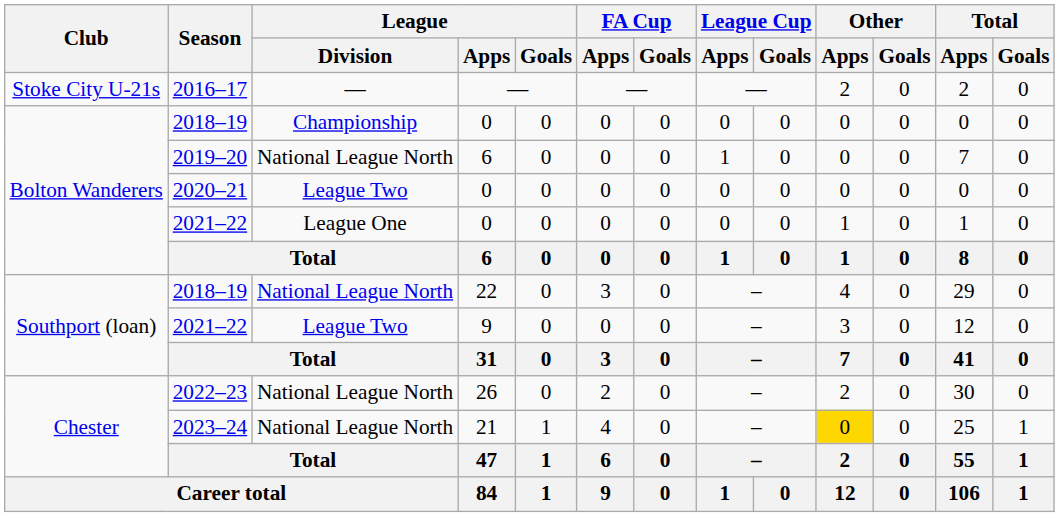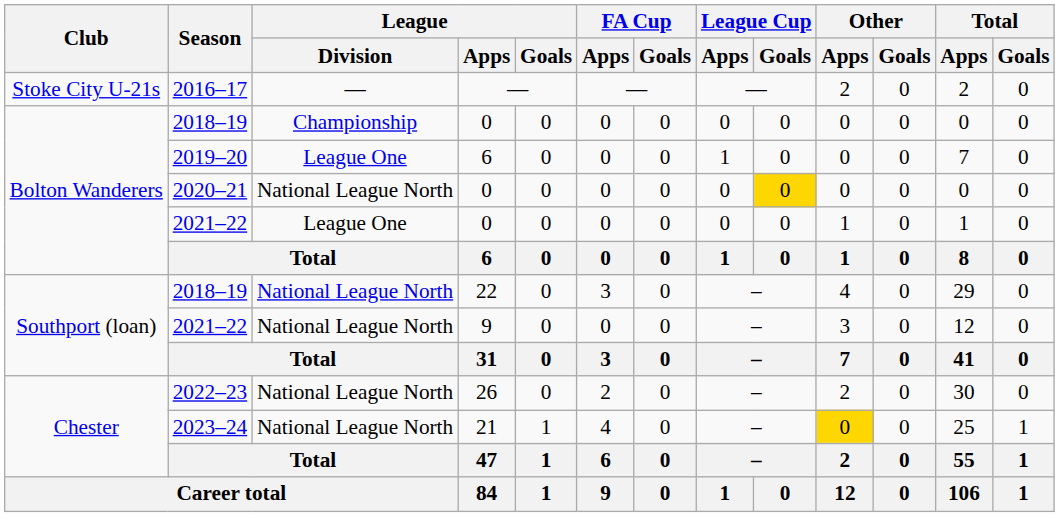(355, 156) National League North -> (355, 156) League One
(355, 190) League Two -> (355, 190) National League North
(785, 190) no background -> (785, 190) gold background
(355, 325) League Two -> (355, 325) National League North
